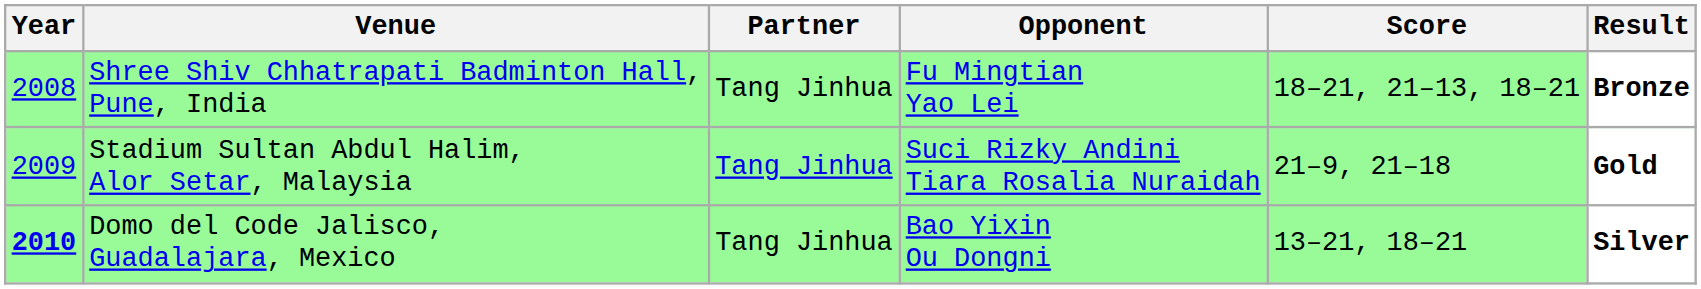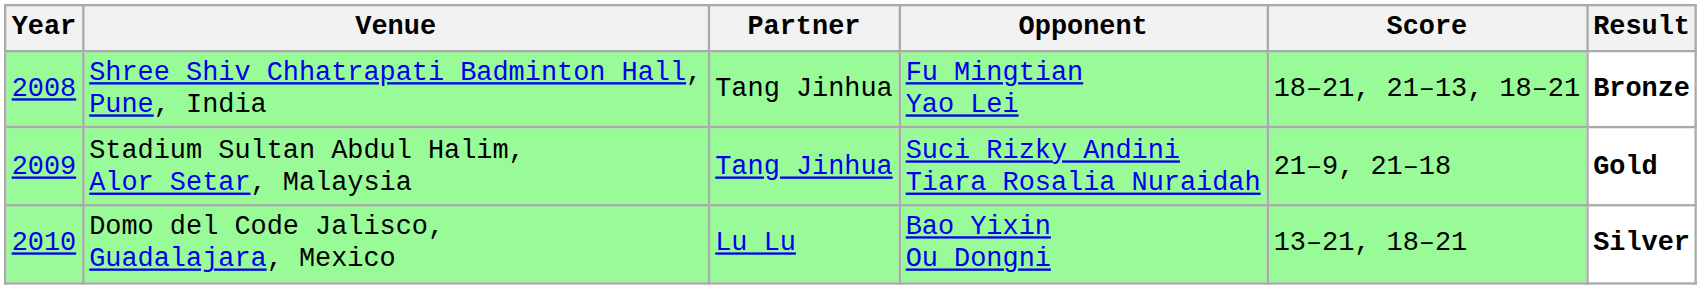(44, 244) bold -> (44, 244) normal
(804, 244) Tang Jinhua -> (756, 244) Lu Lu
